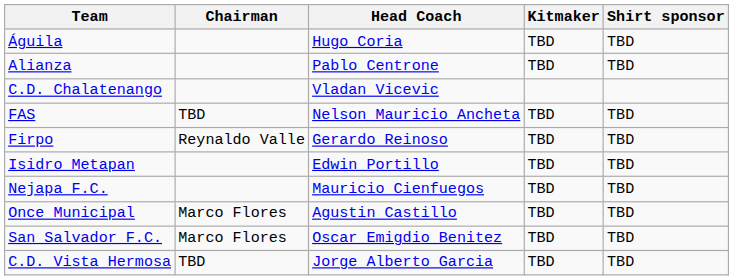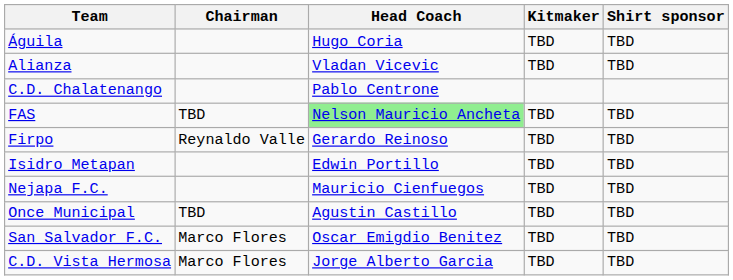(375, 66) Pablo Centrone -> (375, 66) Vladan Vicevic
(375, 91) Vladan Vicevic -> (375, 91) Pablo Centrone
(416, 115) no background -> (416, 115) lightgreen background
(233, 213) Marco Flores -> (192, 213) TBD
(192, 263) TBD -> (233, 263) Marco Flores
